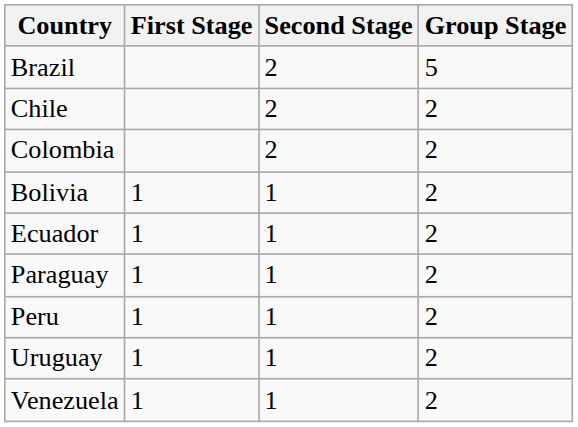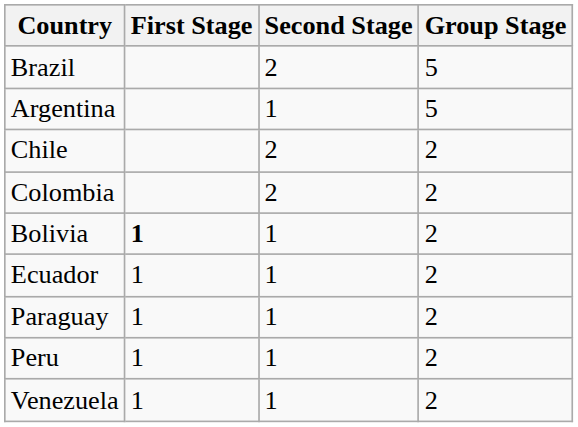+ row: (63, 108)
(137, 191) normal -> (137, 233) bold
- row: (57, 358)
